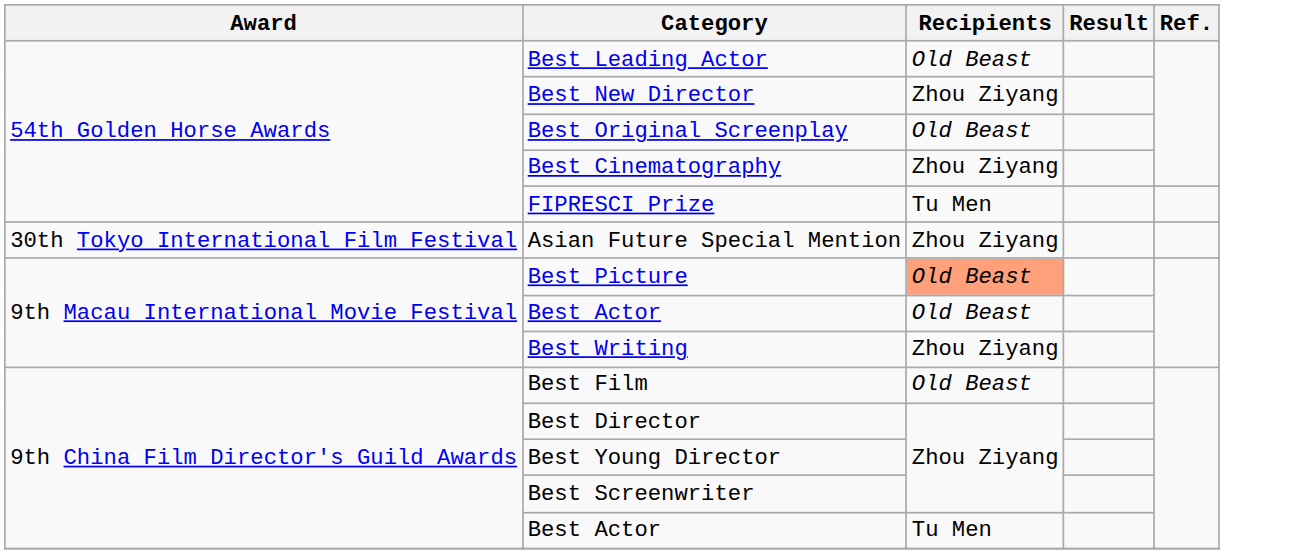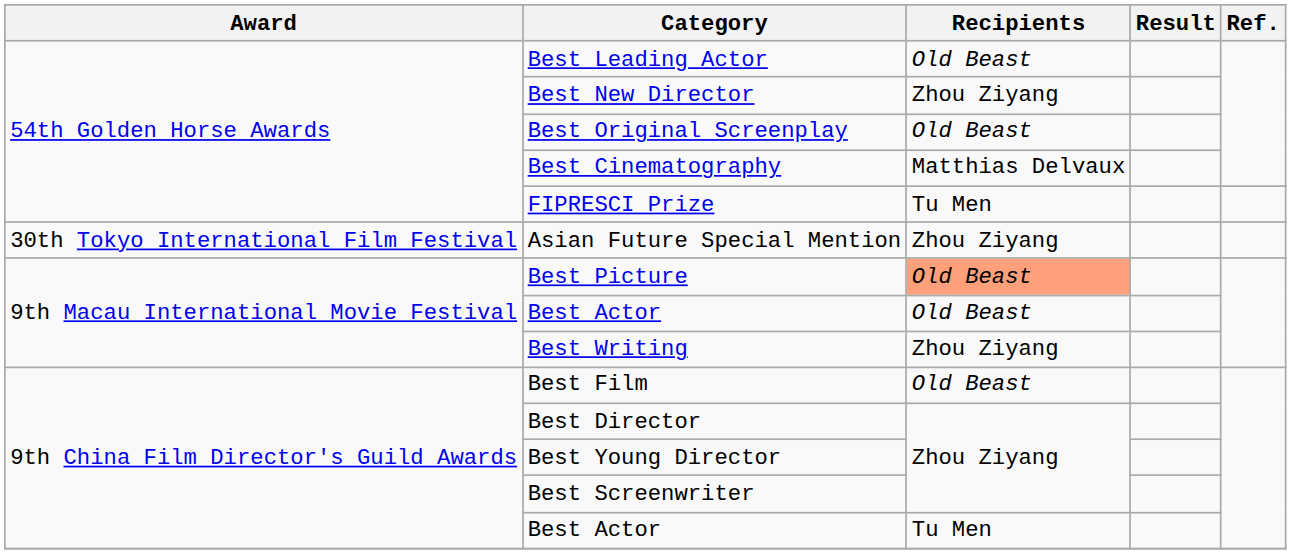(985, 168) Zhou Ziyang -> (1019, 168) Matthias Delvaux
